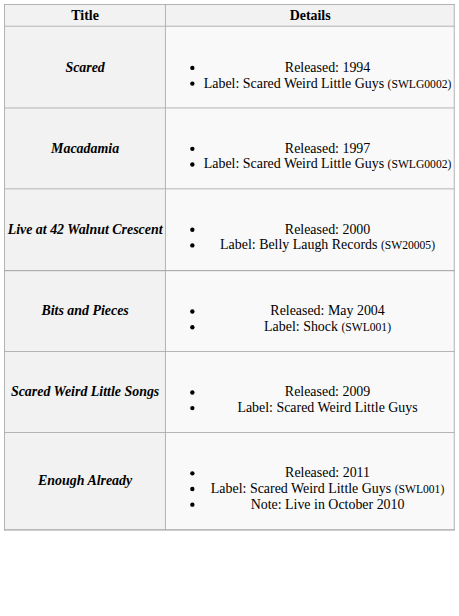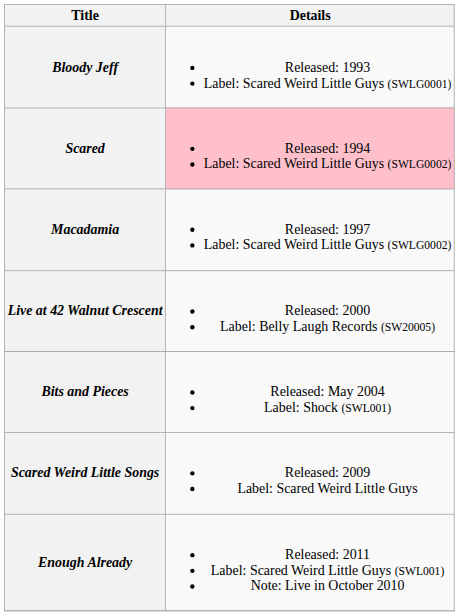+ row: (85, 67)
(310, 75) no background -> (310, 156) pink background
